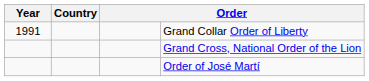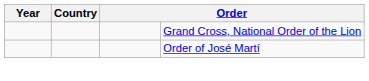- row: (236, 31)
